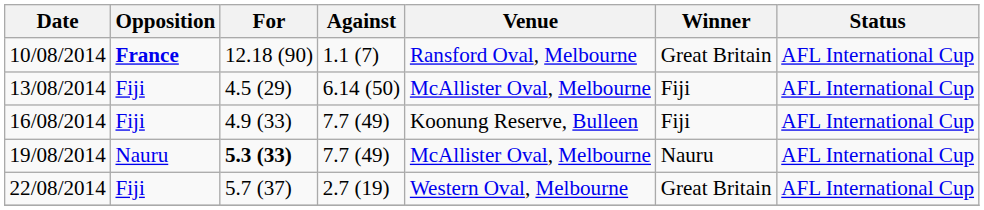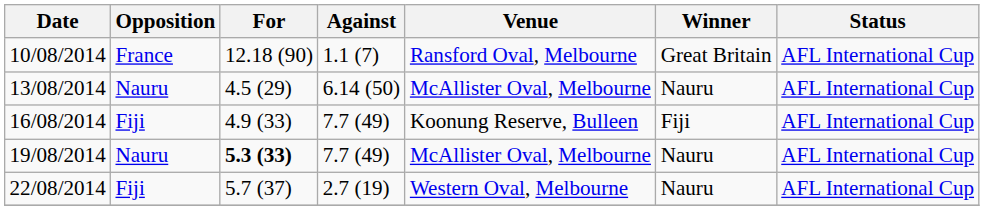(147, 54) bold -> (144, 54) normal
(130, 88) Fiji -> (142, 88) Nauru
(675, 88) Fiji -> (687, 88) Nauru
(716, 188) Great Britain -> (687, 188) Nauru
